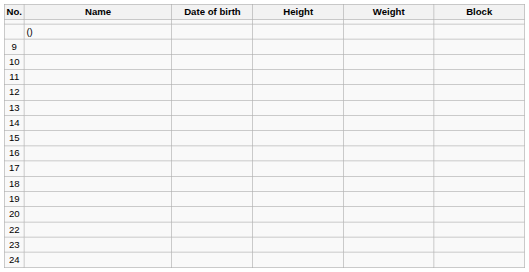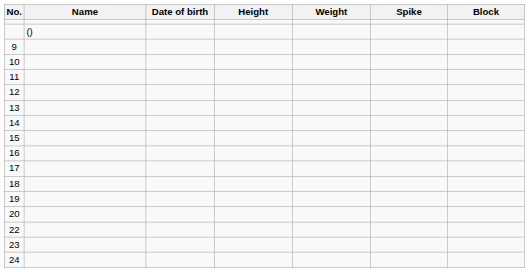+ column: (409, 12)
